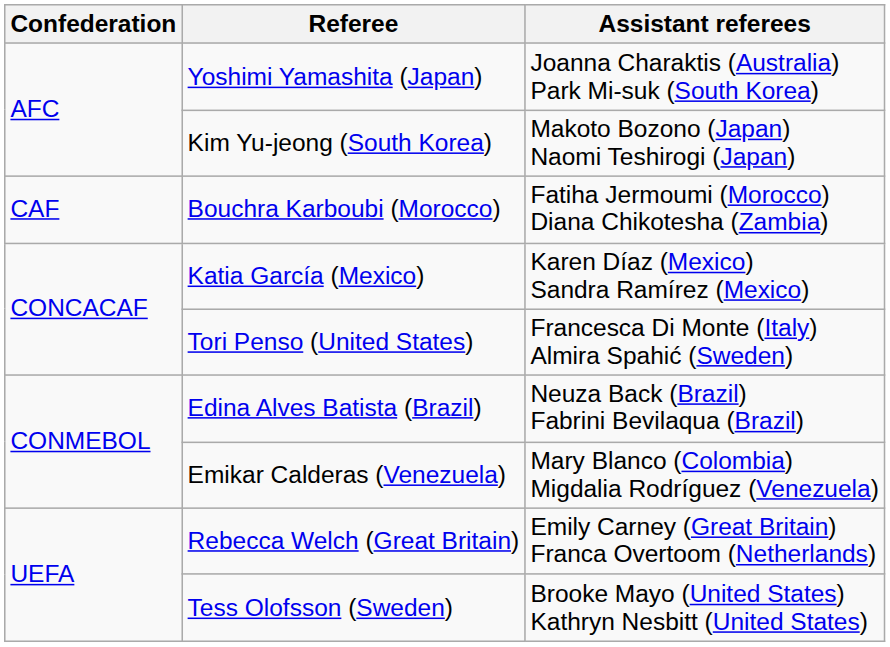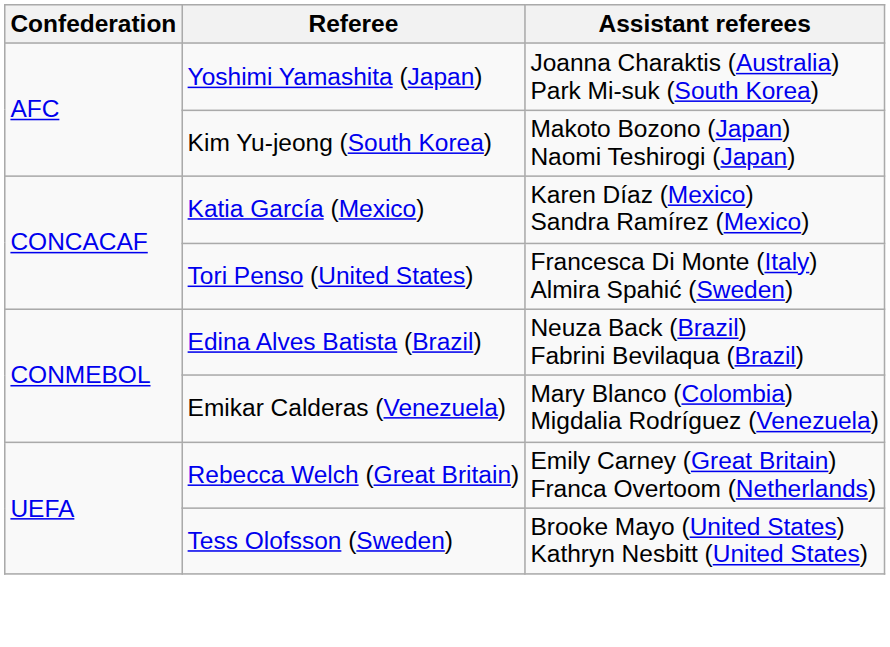- row: (344, 209)
